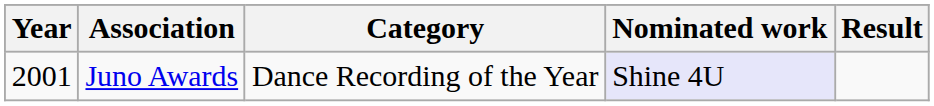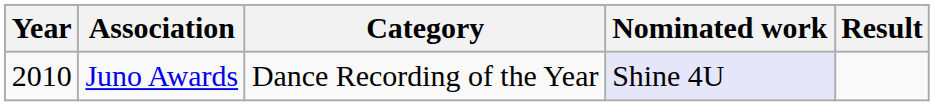(42, 75) 2001 -> (42, 75) 2010
